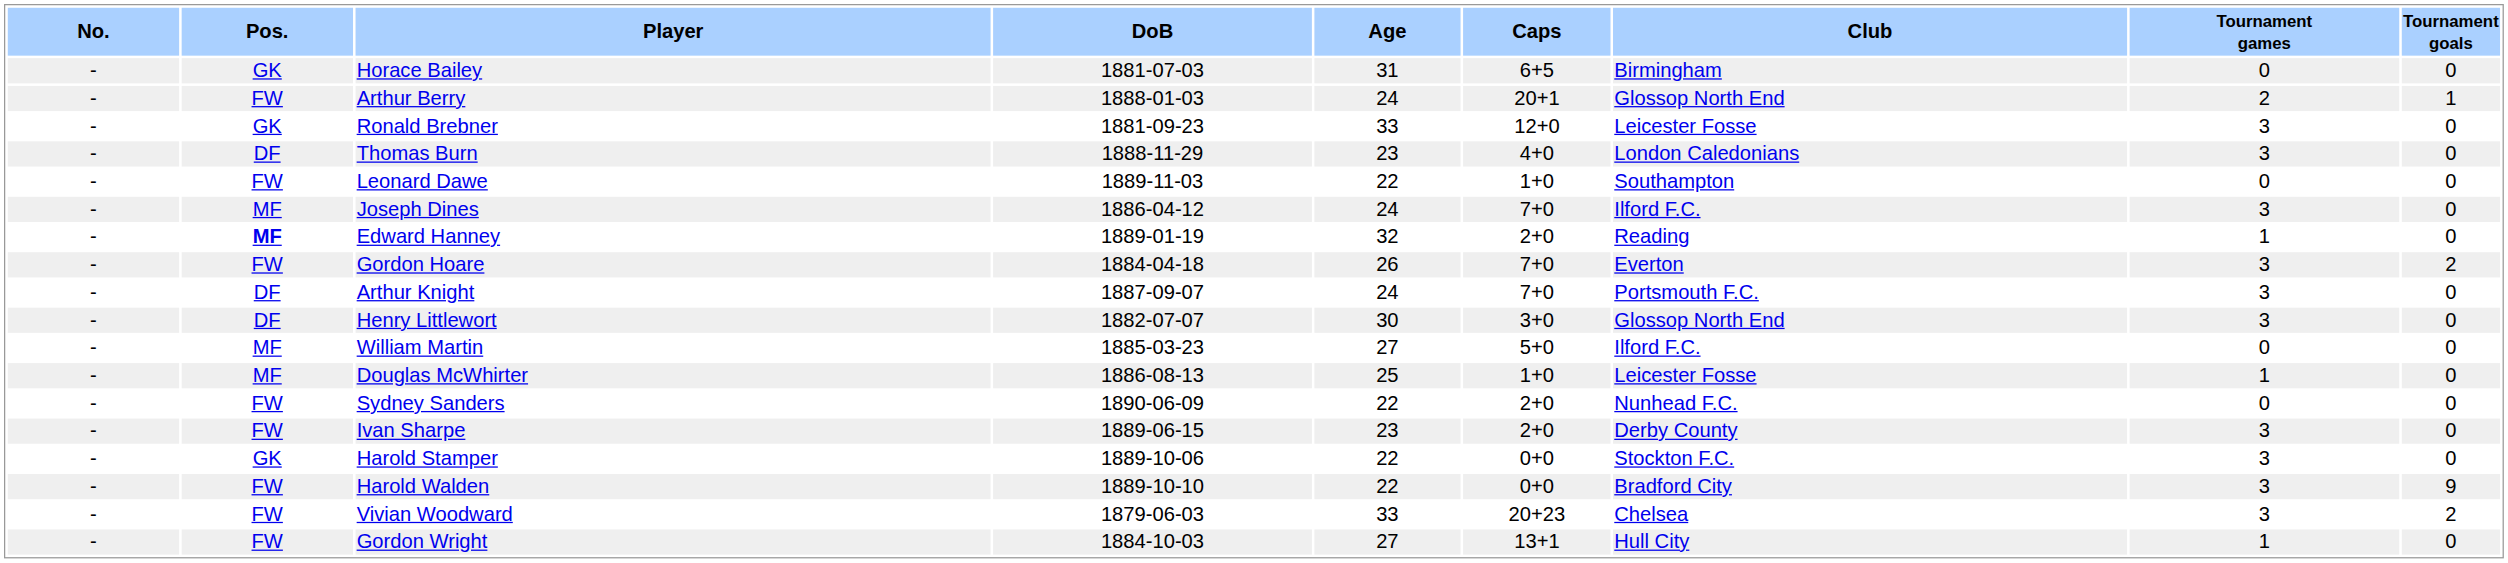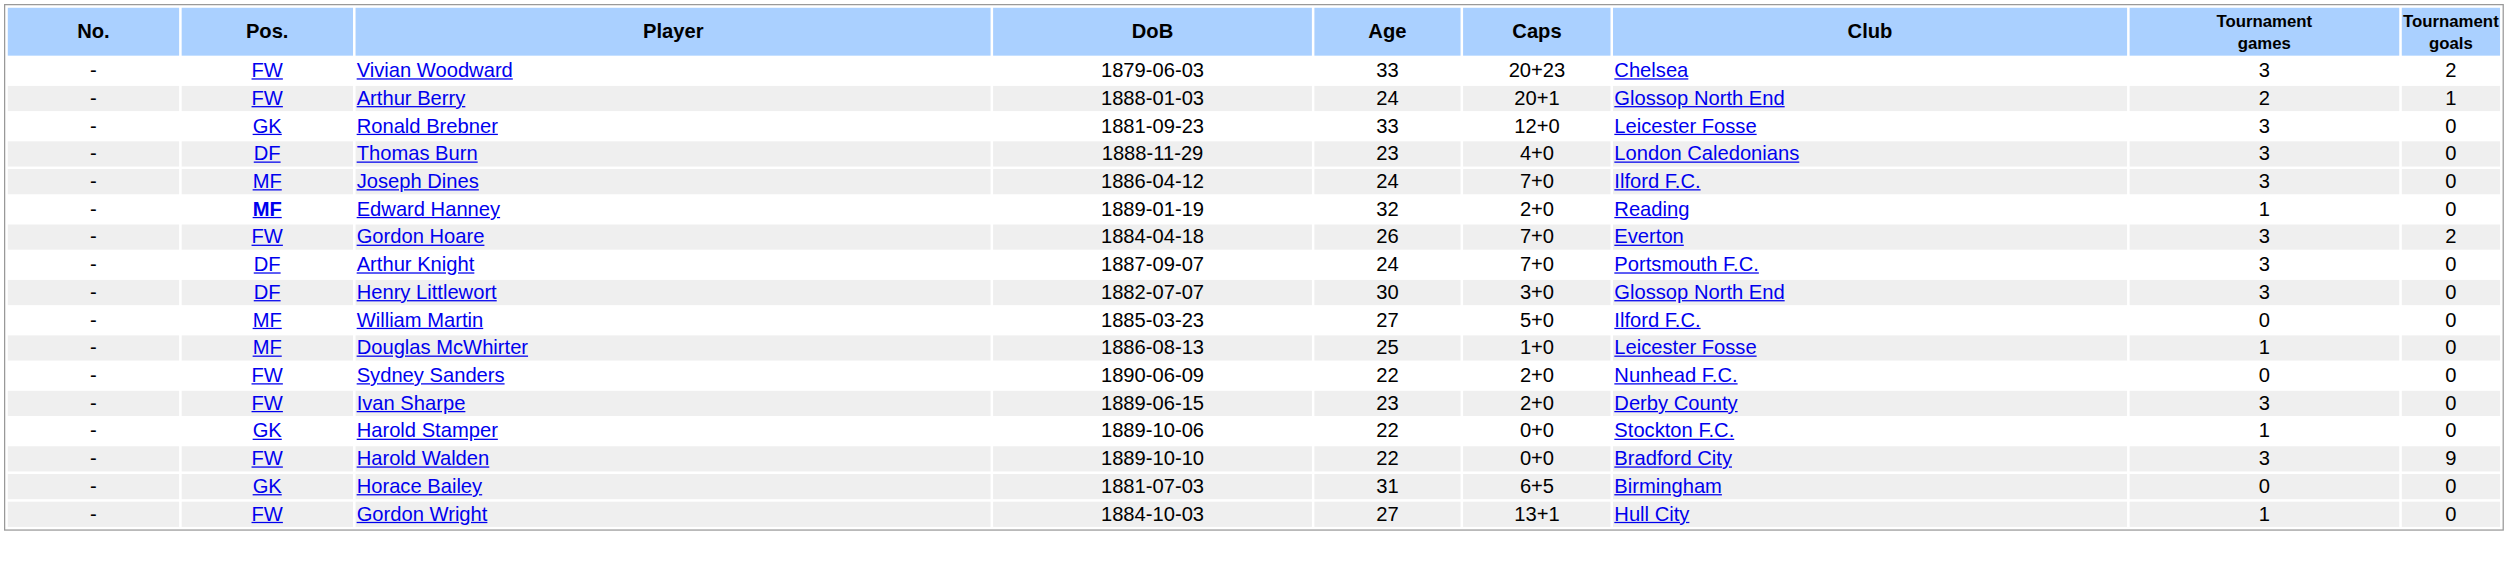rows swapped: (419, 70) <-> (435, 514)
- row: (422, 181)
(2264, 458) 3 -> (2264, 431) 1
